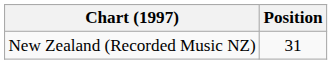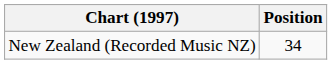(293, 45) 31 -> (293, 45) 34
